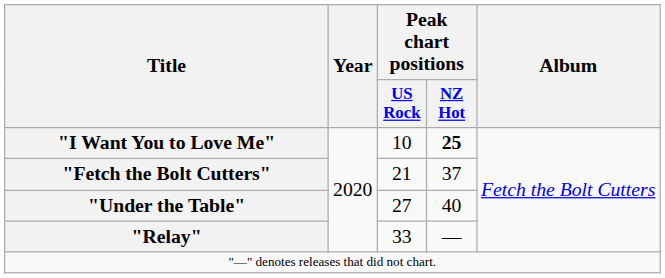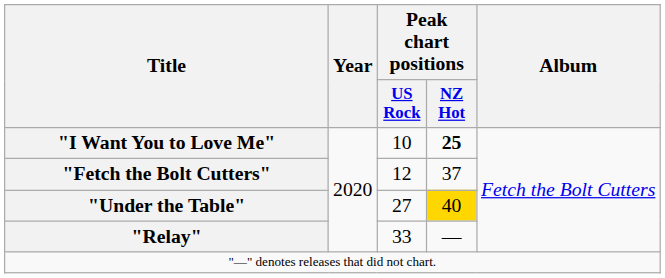(402, 174) 21 -> (402, 174) 12
(452, 205) no background -> (452, 205) gold background
